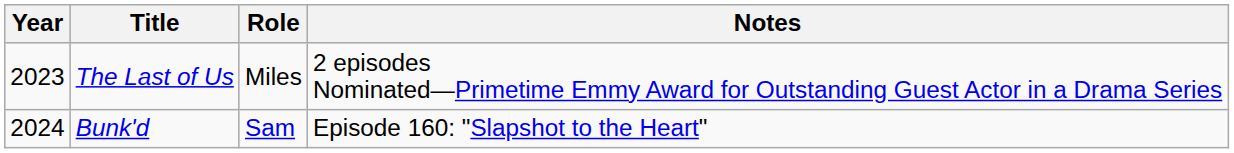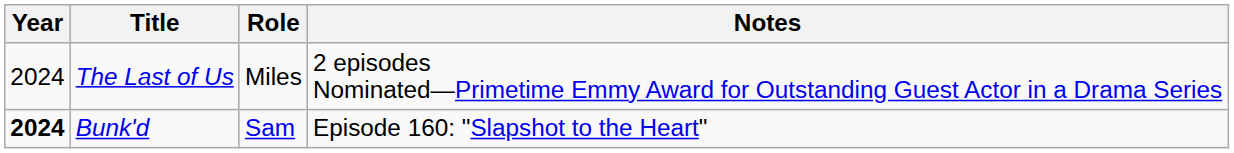(37, 76) 2023 -> (37, 76) 2024
(37, 128) normal -> (37, 128) bold
